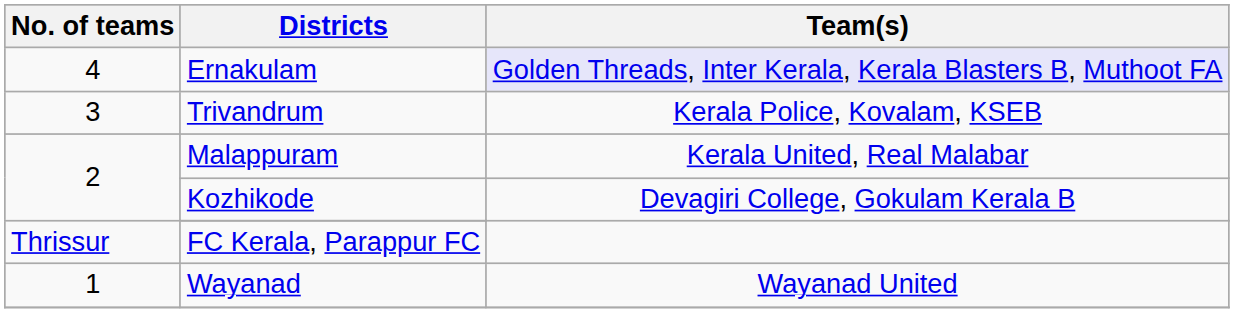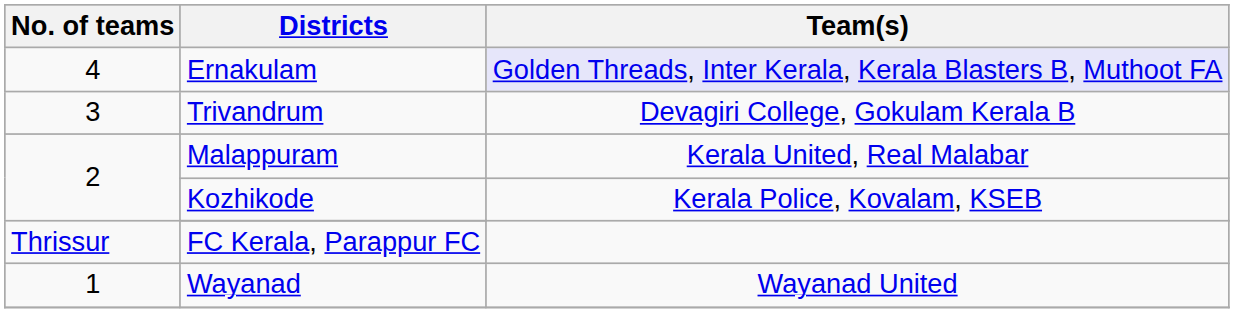(858, 112) Kerala Police, Kovalam, KSEB -> (858, 112) Devagiri College, Gokulam Kerala B
(858, 198) Devagiri College, Gokulam Kerala B -> (858, 198) Kerala Police, Kovalam, KSEB
